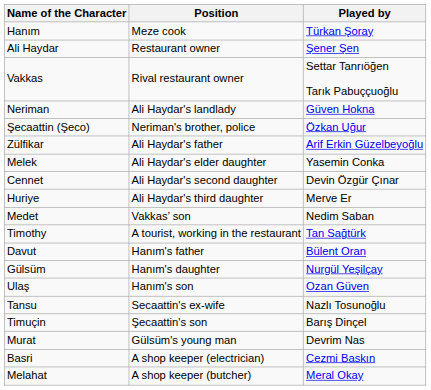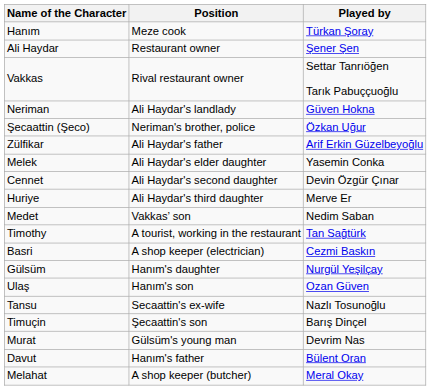rows swapped: (22, 251) <-> (20, 358)
